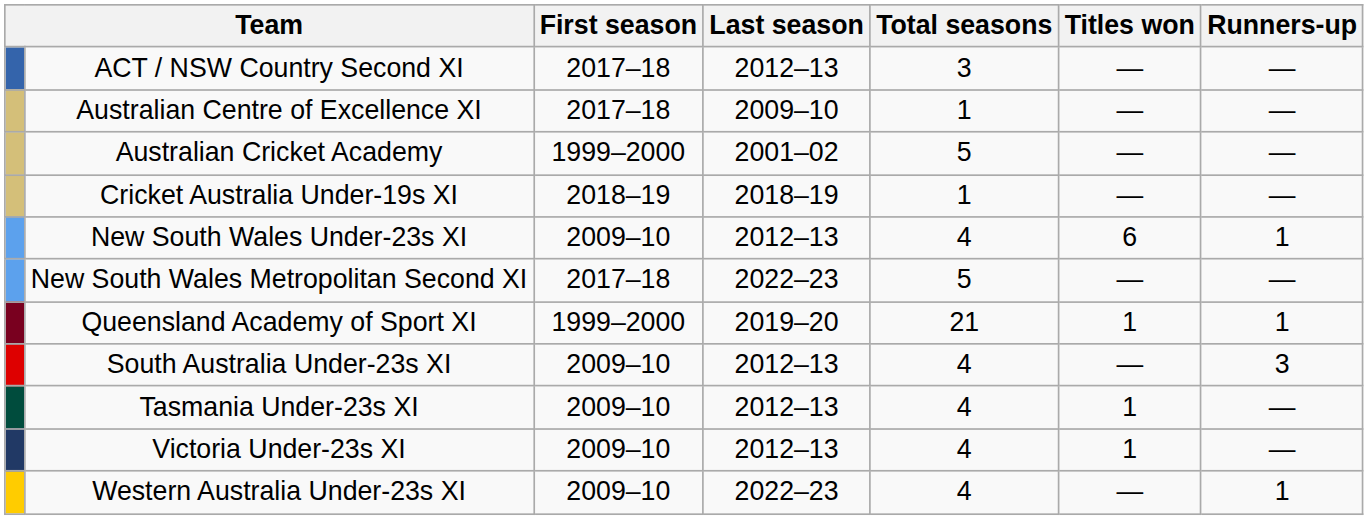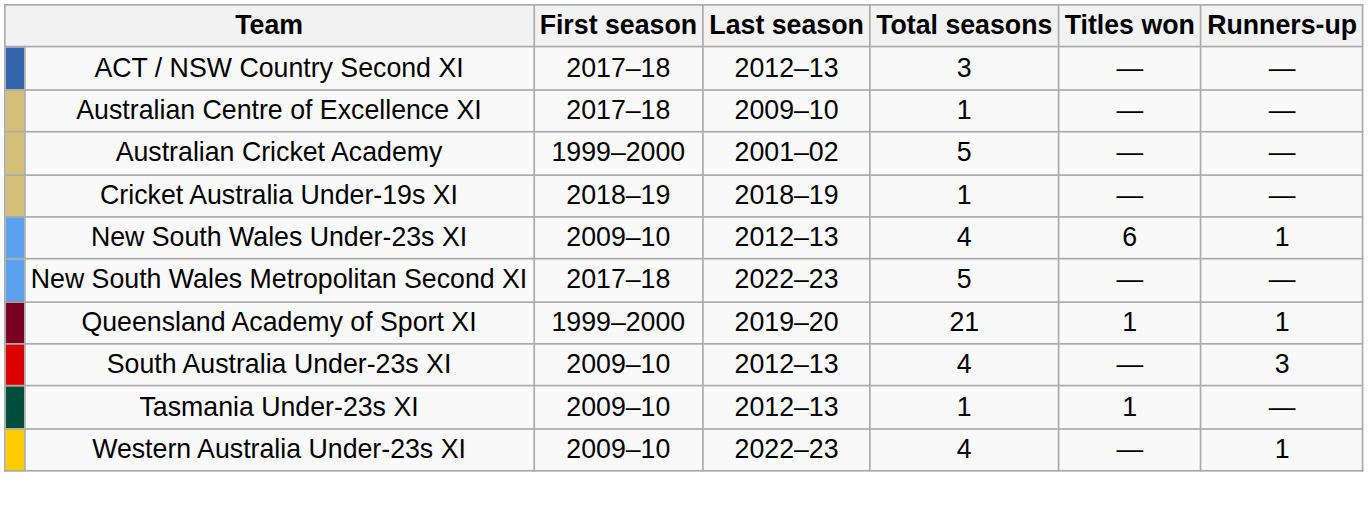(964, 407) 4 -> (964, 407) 1
- row: (279, 449)
